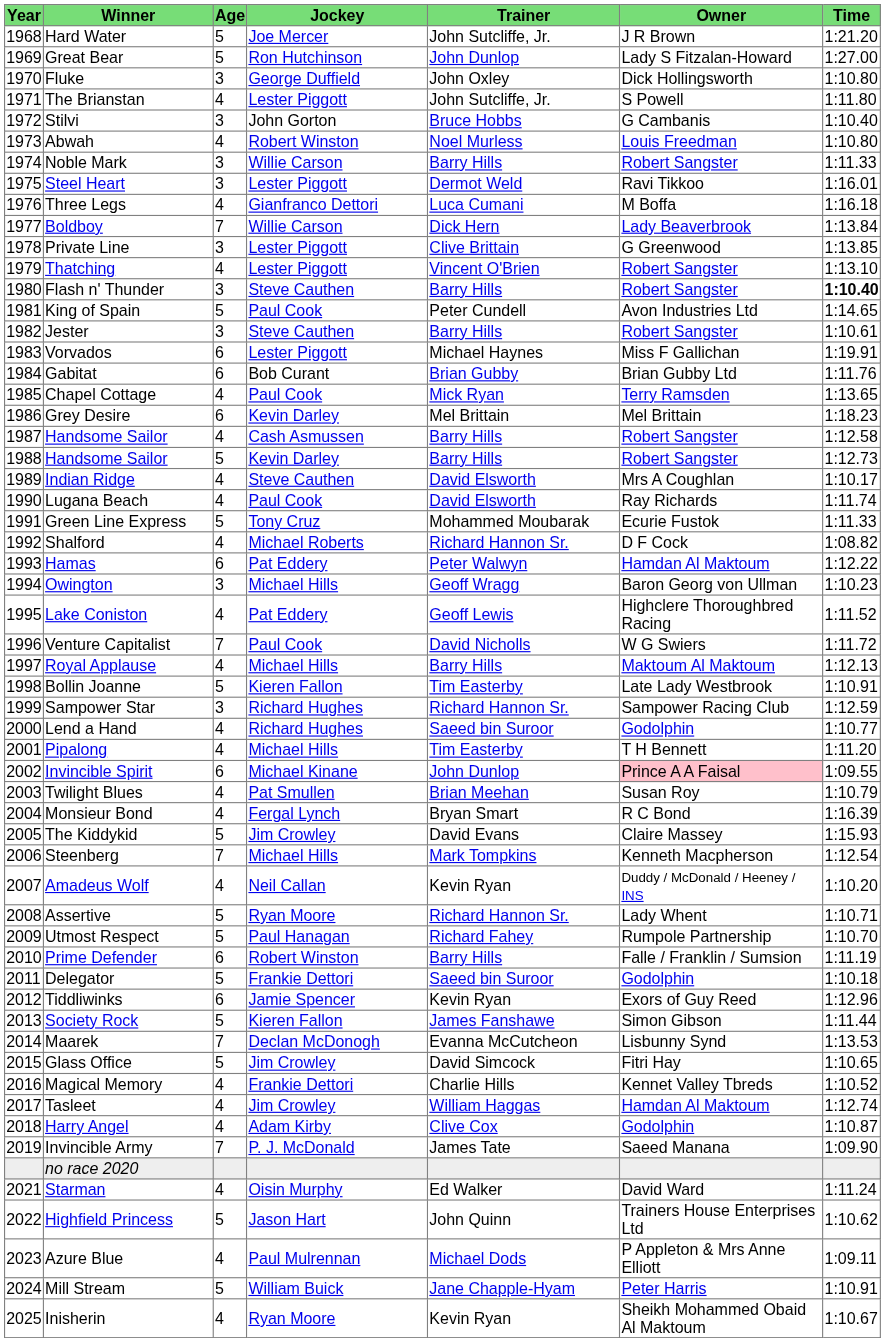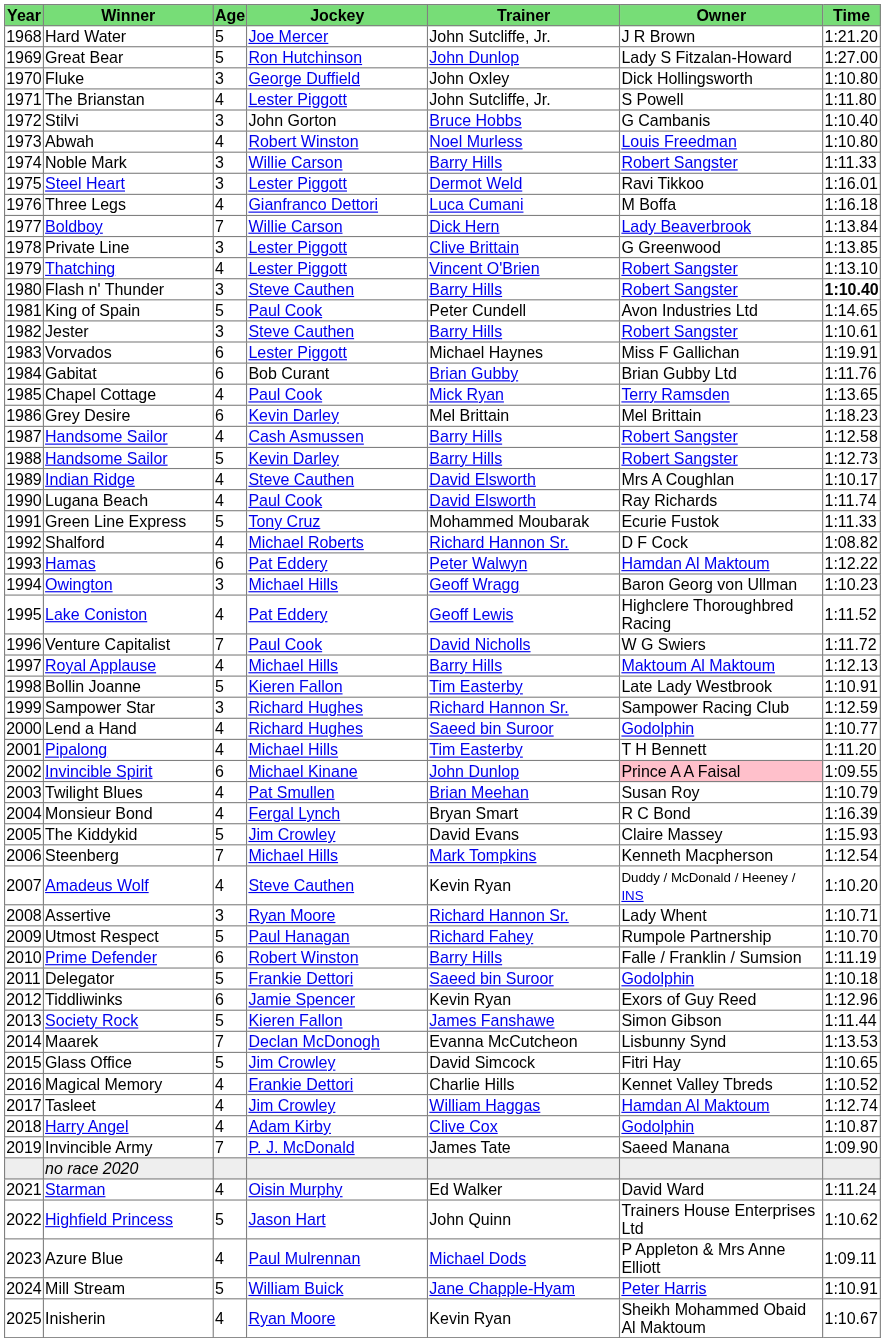(287, 885) Neil Callan -> (301, 885) Steve Cauthen
(219, 915) 5 -> (219, 915) 3
